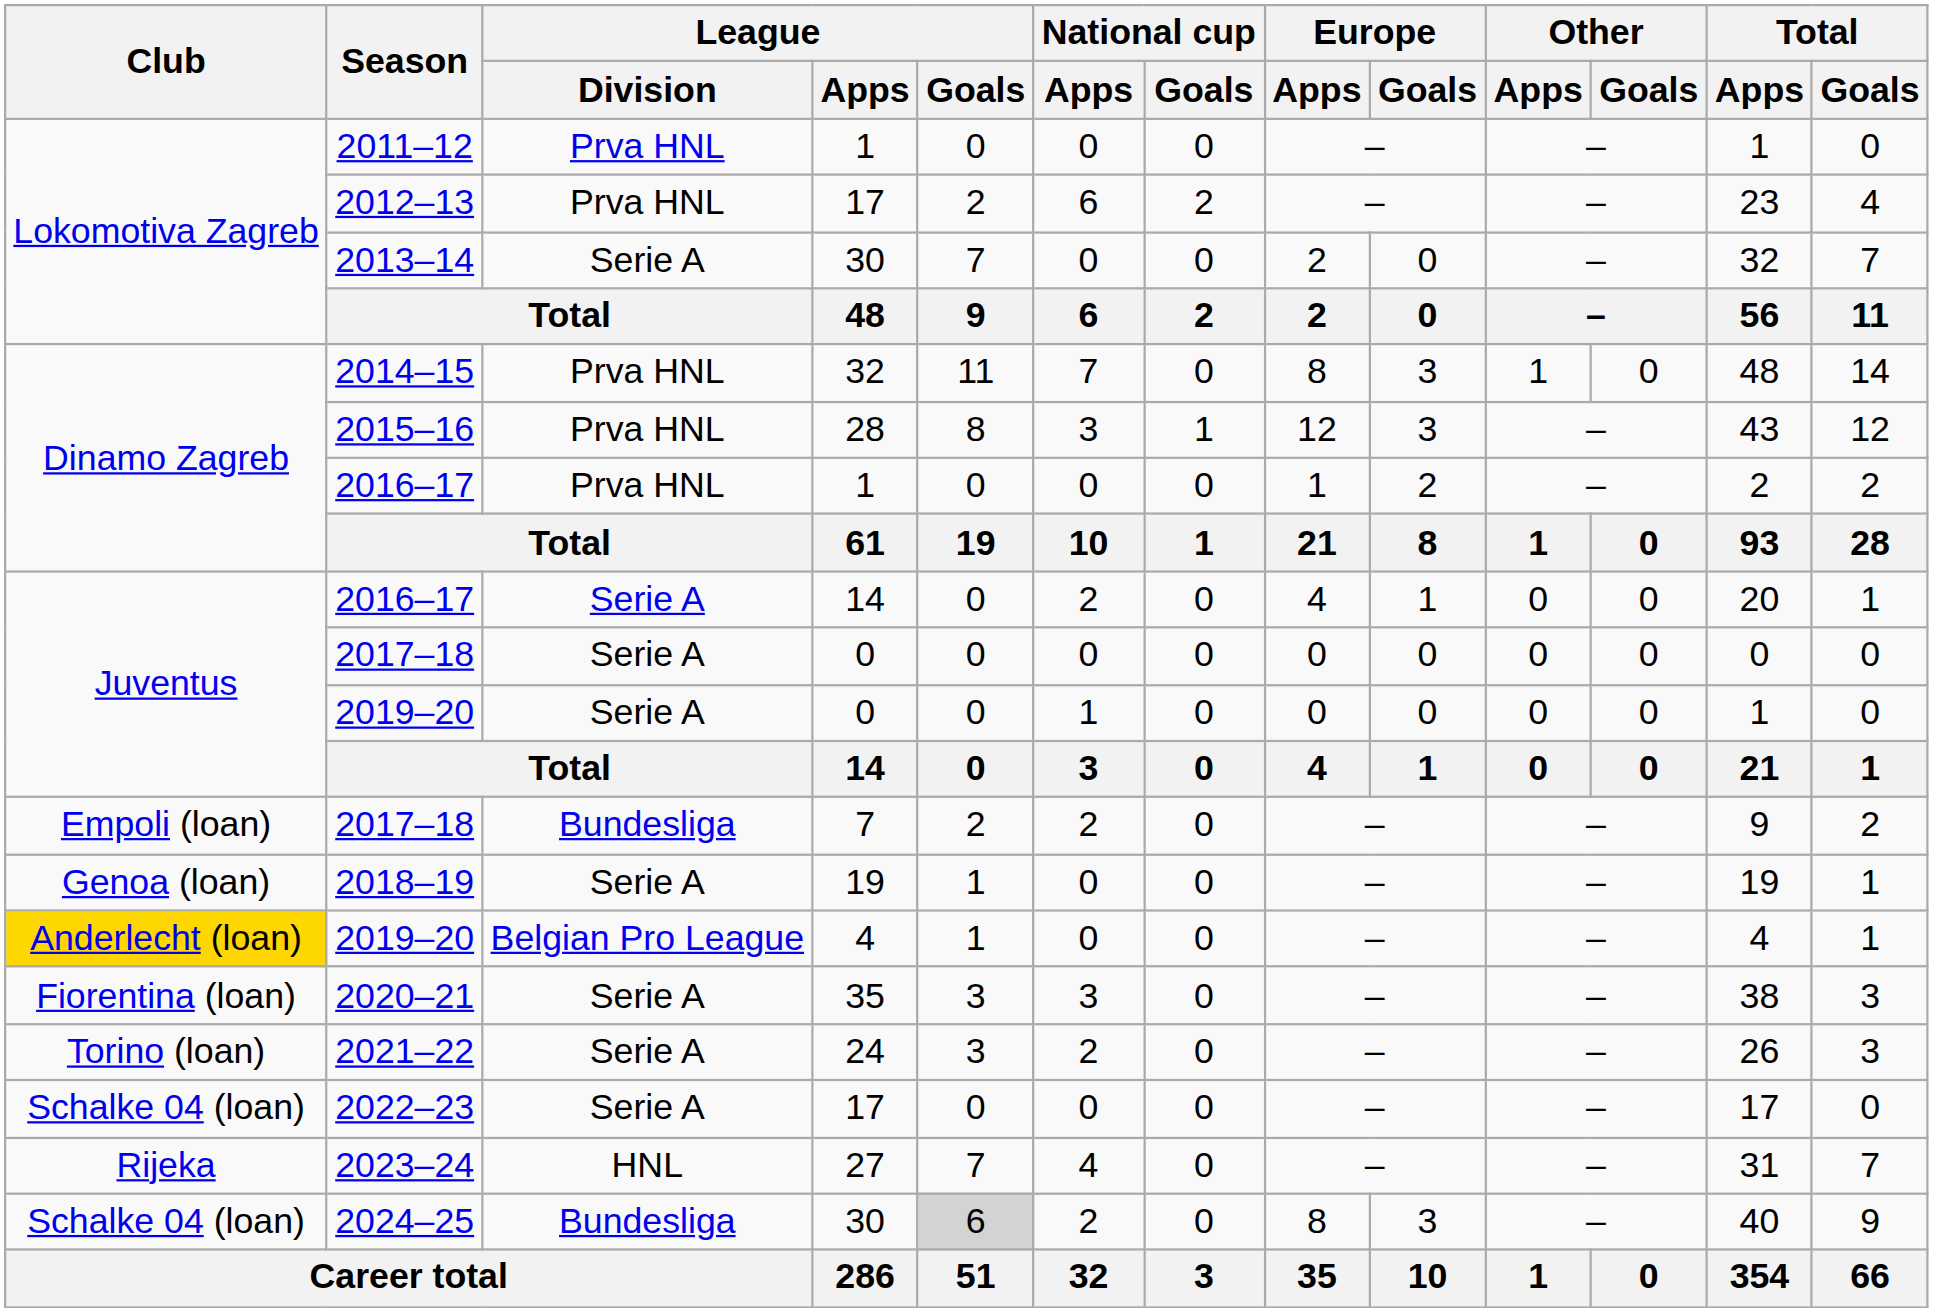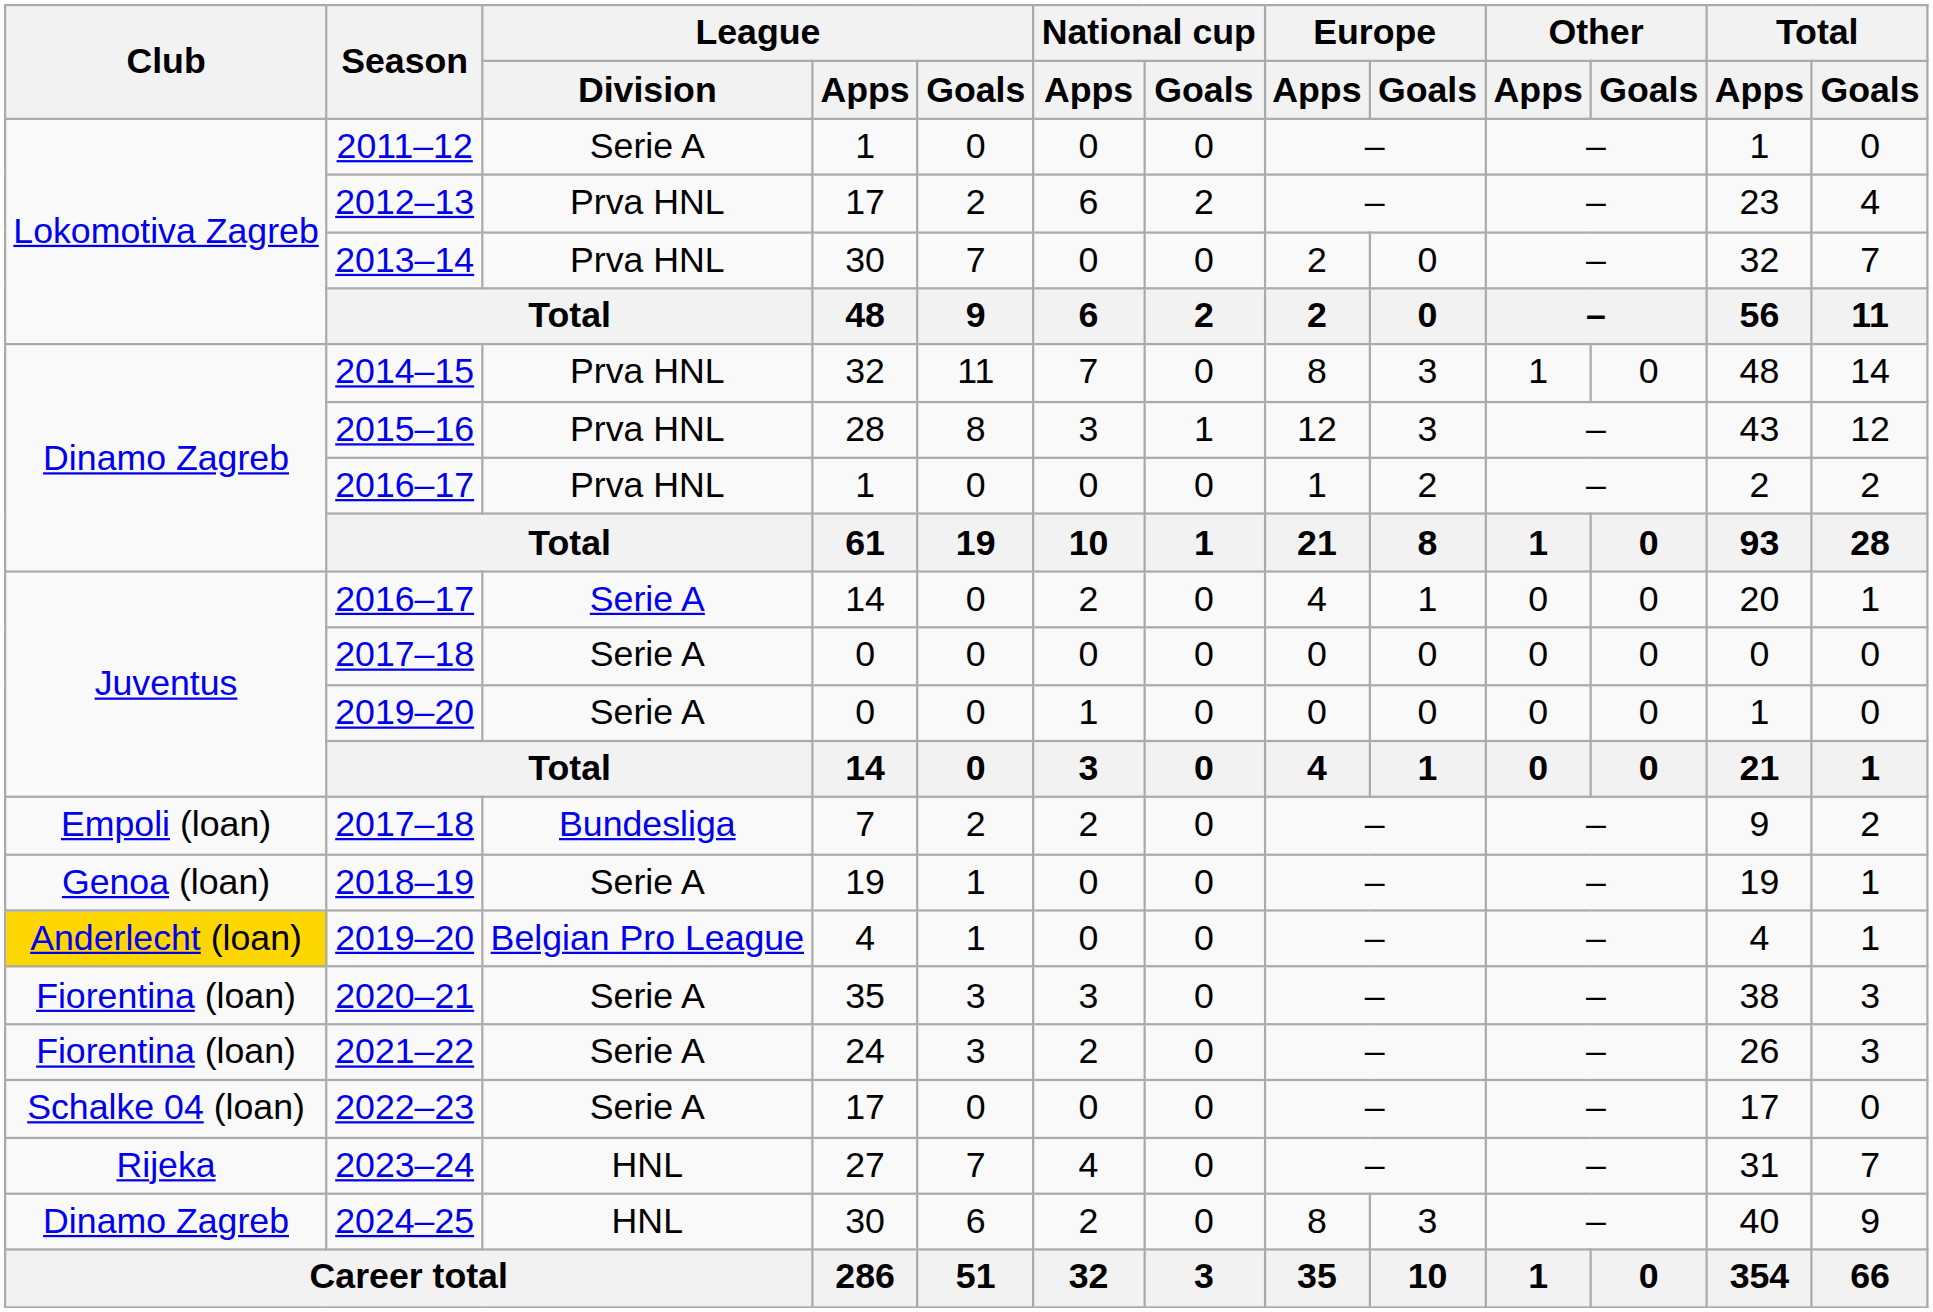(647, 145) Prva HNL -> (647, 145) Serie A
(647, 259) Serie A -> (647, 259) Prva HNL
(166, 1051) Torino (loan) -> (166, 1051) Fiorentina (loan)
(166, 1221) Schalke 04 (loan) -> (166, 1221) Dinamo Zagreb
(647, 1221) Bundesliga -> (647, 1221) HNL
(976, 1221) lightgrey background -> (976, 1221) no background
